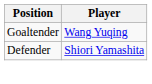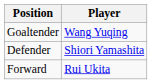+ row: (27, 69)
